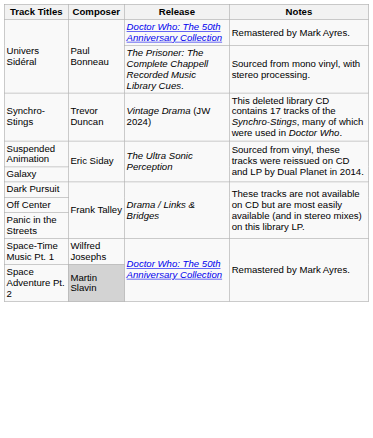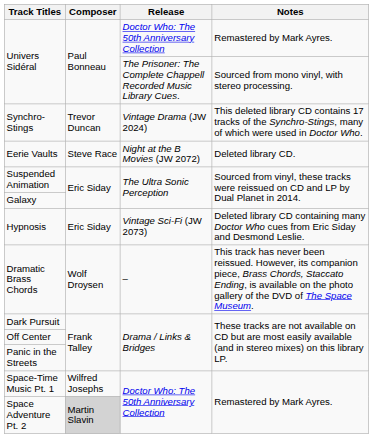+ row: (32, 154)
+ row: (26, 226)
+ row: (26, 279)
